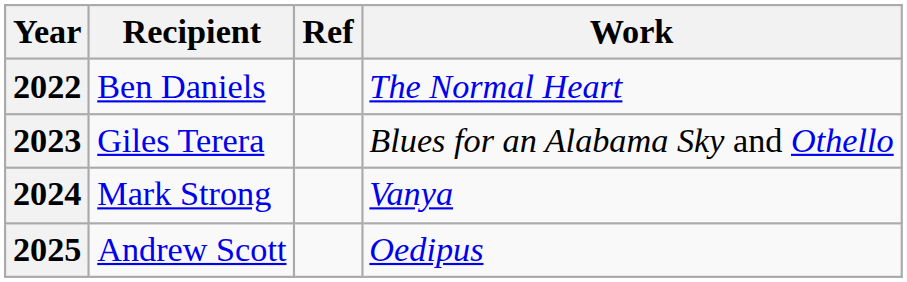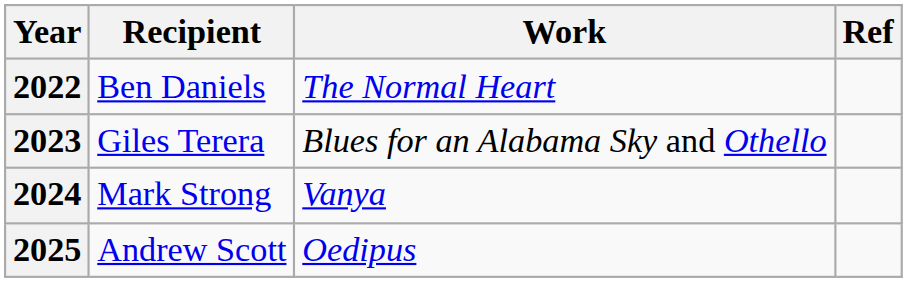columns swapped: (632, 31) <-> (328, 31)
